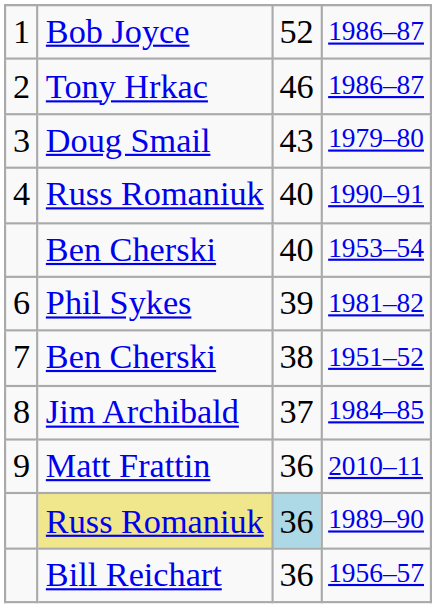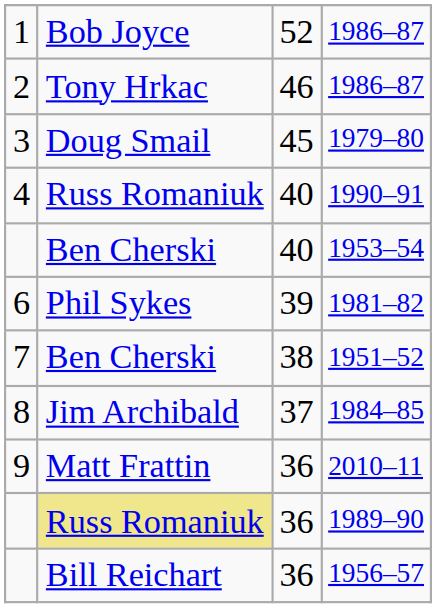(297, 140) 43 -> (297, 140) 45
(297, 520) lightblue background -> (297, 520) no background
